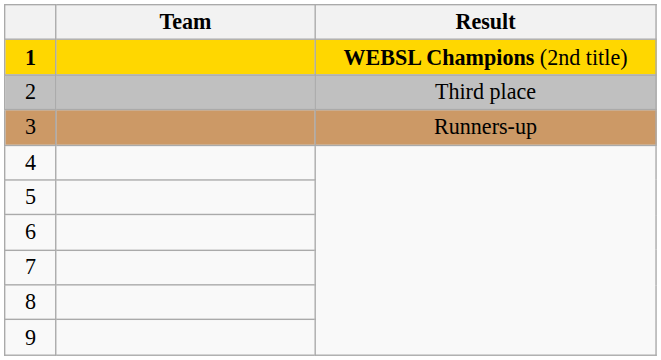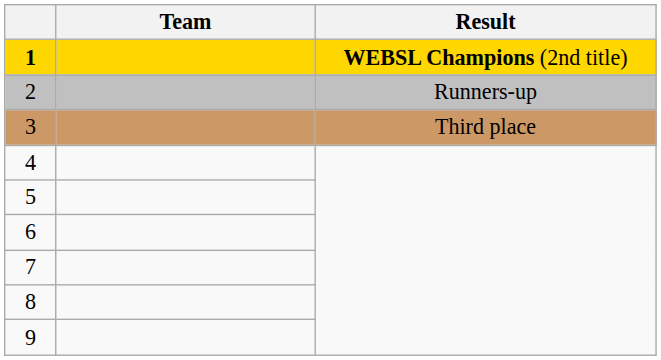(486, 92) Third place -> (486, 92) Runners-up
(486, 127) Runners-up -> (486, 127) Third place
